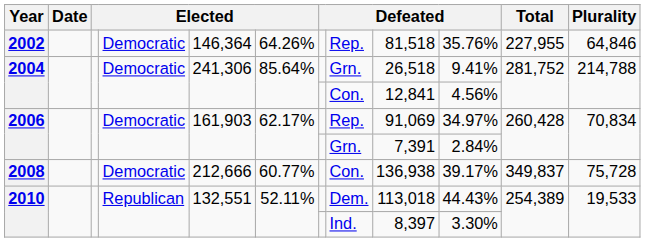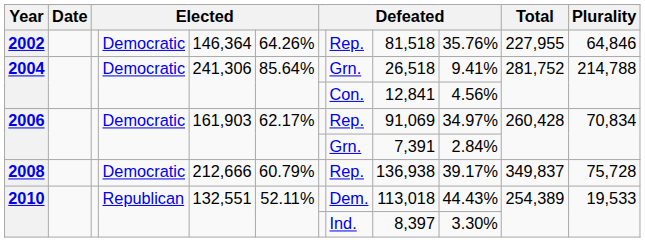(287, 172) 60.77% -> (287, 172) 60.79%
(347, 172) Con. -> (347, 172) Rep.
